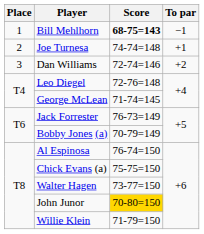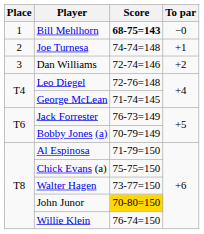(181, 30) −1 -> (181, 30) −0
(136, 151) 76-74=150 -> (136, 151) 71-79=150
(136, 220) 71-79=150 -> (136, 220) 76-74=150
